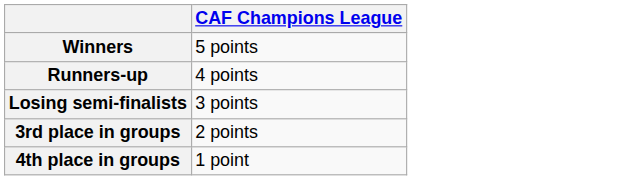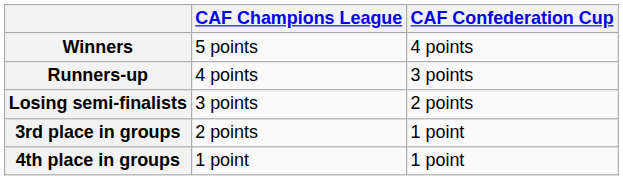+ column: (512, 18)
